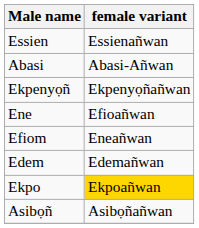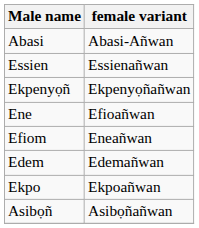rows swapped: (28, 41) <-> (26, 65)
(124, 187) gold background -> (124, 187) no background
